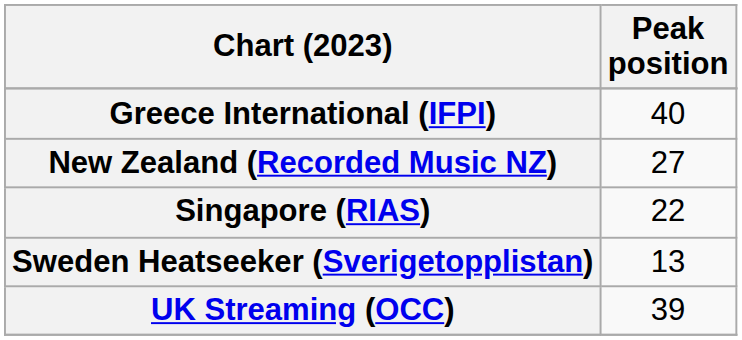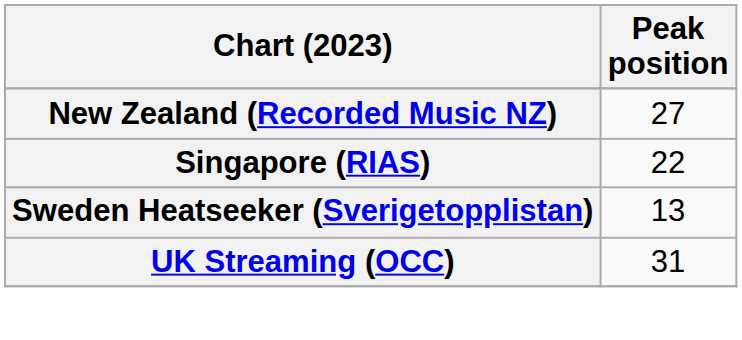- row: (303, 113)
(668, 310) 39 -> (668, 260) 31
